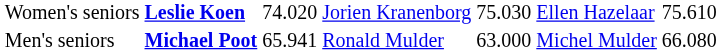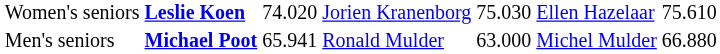(689, 40) 66.080 -> (689, 40) 66.880
